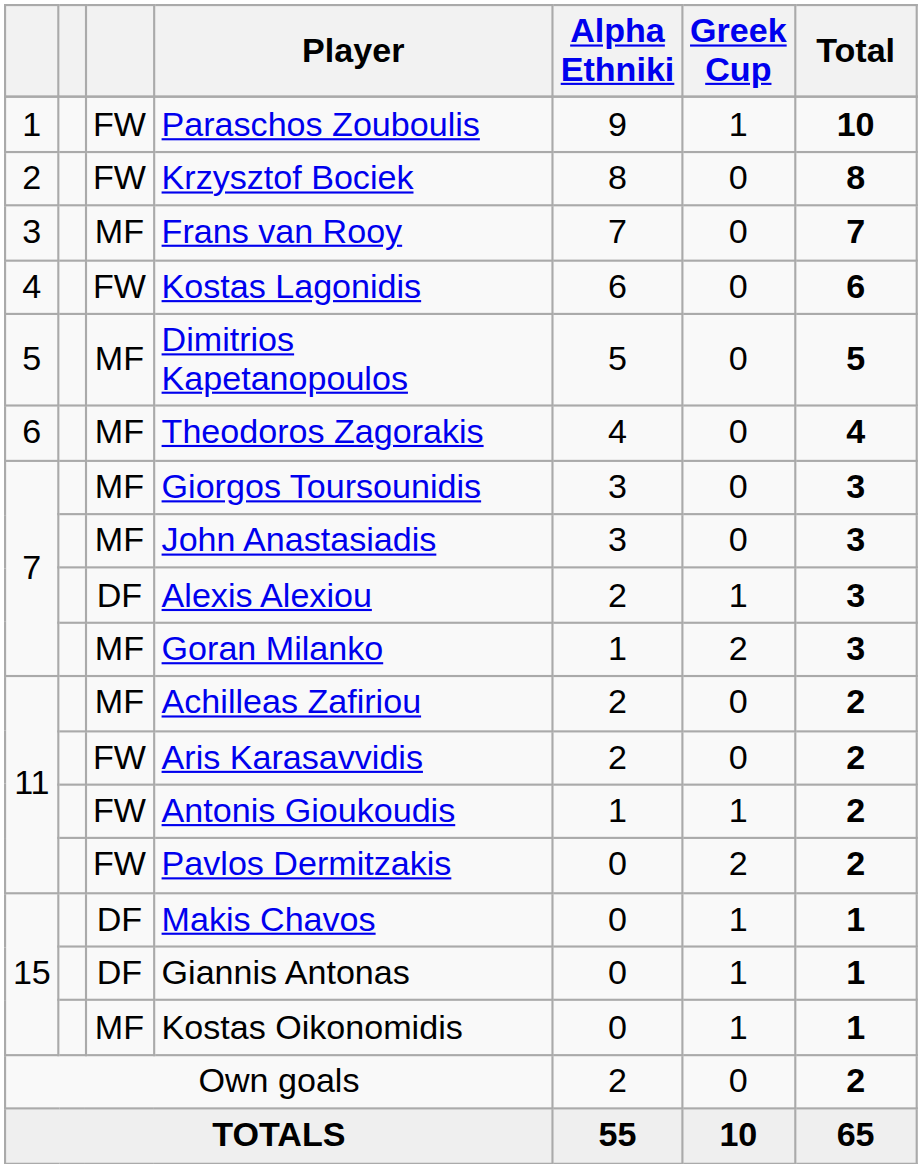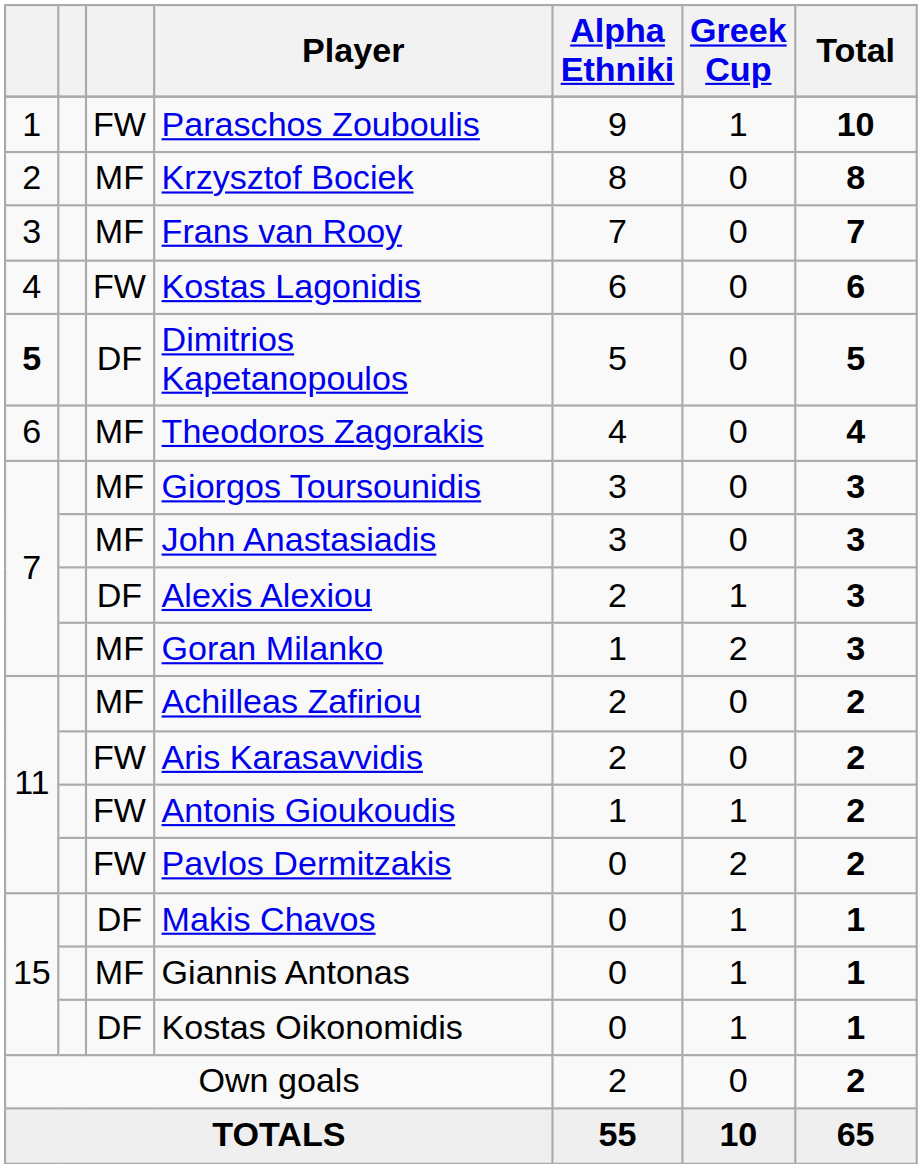(119, 177) FW -> (119, 177) MF
(32, 359) normal -> (32, 359) bold
(119, 359) MF -> (119, 359) DF
(119, 972) DF -> (119, 972) MF
(119, 1027) MF -> (119, 1027) DF
